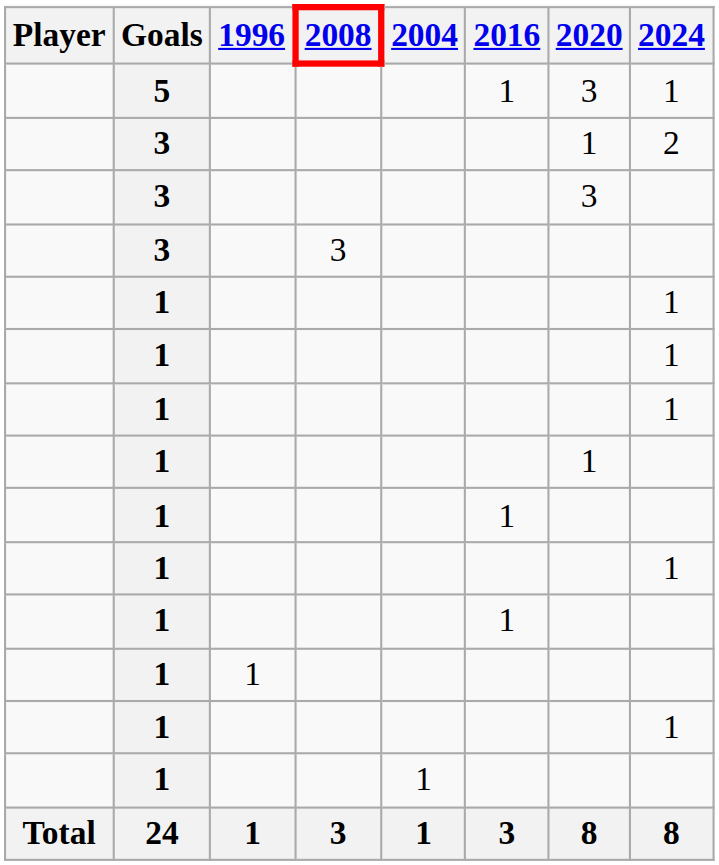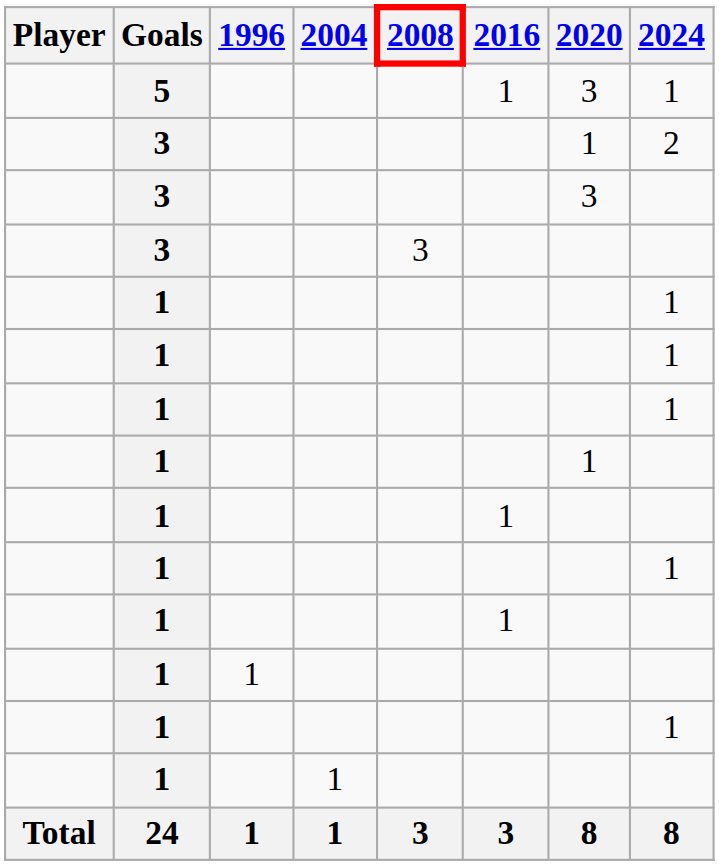columns swapped: (425, 35) <-> (338, 35)
